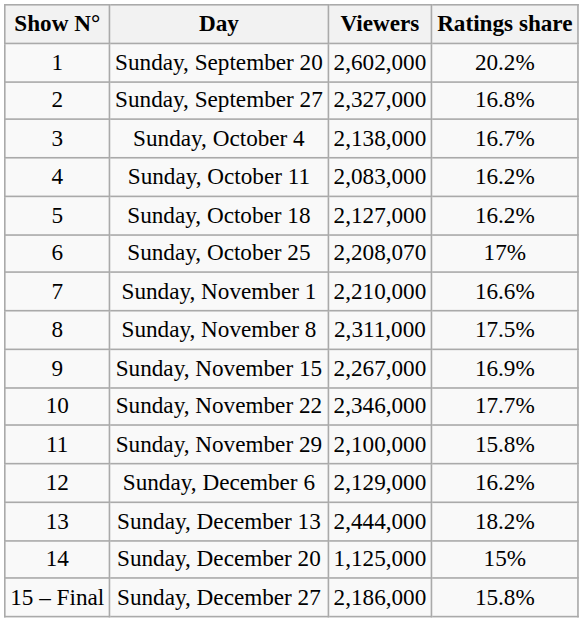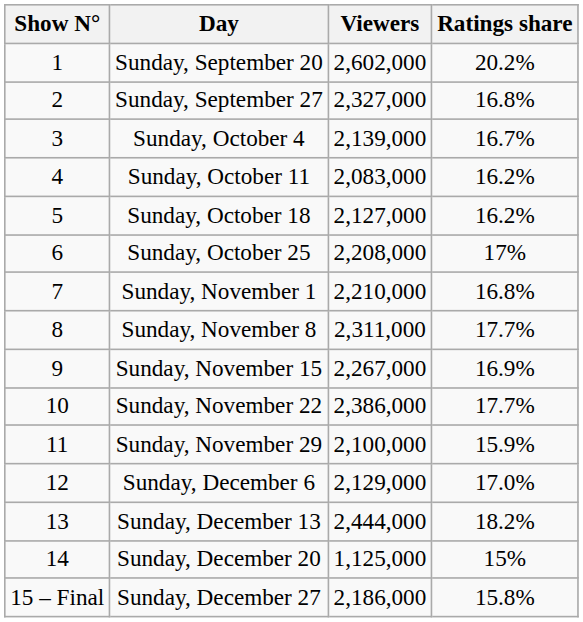(380, 138) 2,138,000 -> (380, 138) 2,139,000
(380, 253) 2,208,070 -> (380, 253) 2,208,000
(505, 291) 16.6% -> (505, 291) 16.8%
(505, 329) 17.5% -> (505, 329) 17.7%
(380, 406) 2,346,000 -> (380, 406) 2,386,000
(505, 444) 15.8% -> (505, 444) 15.9%
(505, 482) 16.2% -> (505, 482) 17.0%
